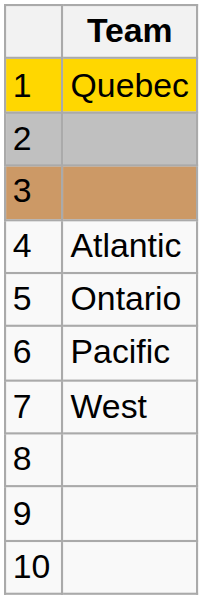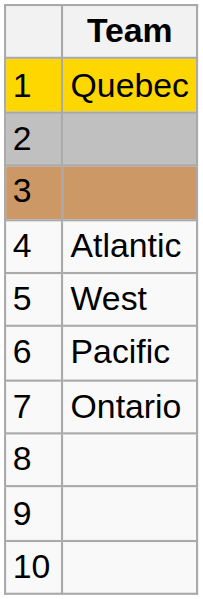(126, 298) Ontario -> (109, 298) West
(109, 406) West -> (126, 406) Ontario
